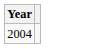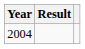+ column: (54, 14)
